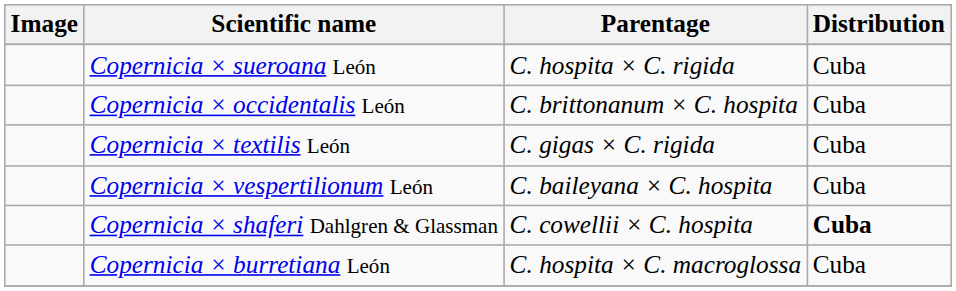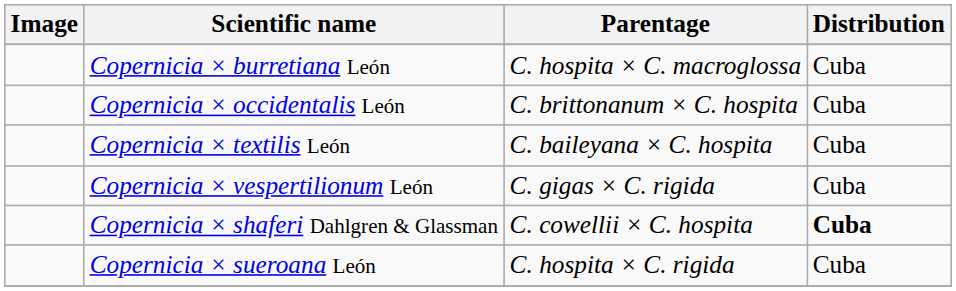rows swapped: (240, 265) <-> (233, 64)
(612, 144) C. gigas × C. rigida -> (641, 144) C. baileyana × C. hospita
(641, 184) C. baileyana × C. hospita -> (612, 184) C. gigas × C. rigida
